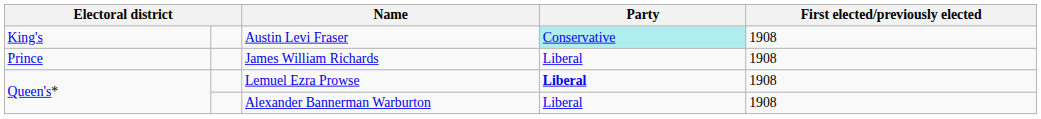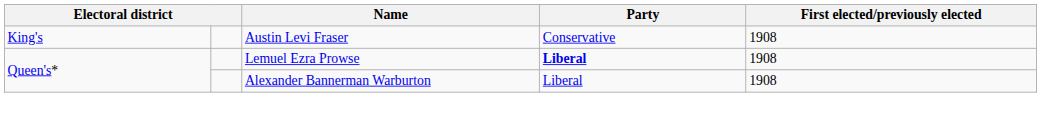(579, 37) paleturquoise background -> (579, 37) no background
- row: (312, 59)
